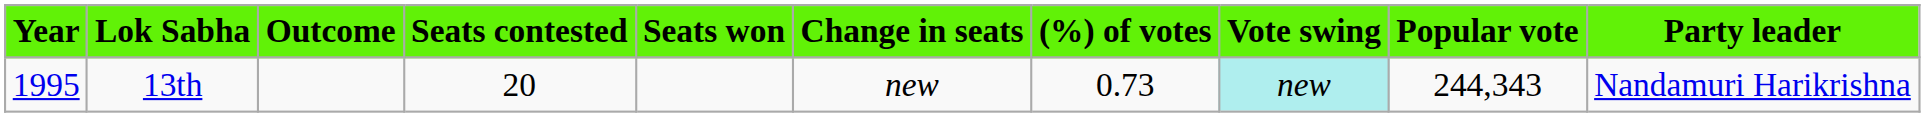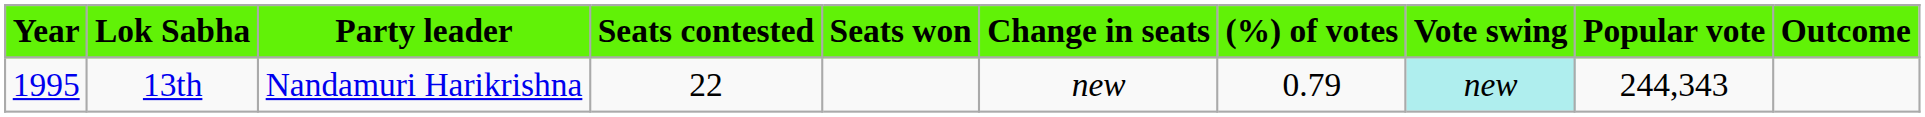columns swapped: (1752, 31) <-> (331, 31)
(519, 84) 20 -> (706, 84) 22
(1125, 84) 0.73 -> (1312, 84) 0.79
